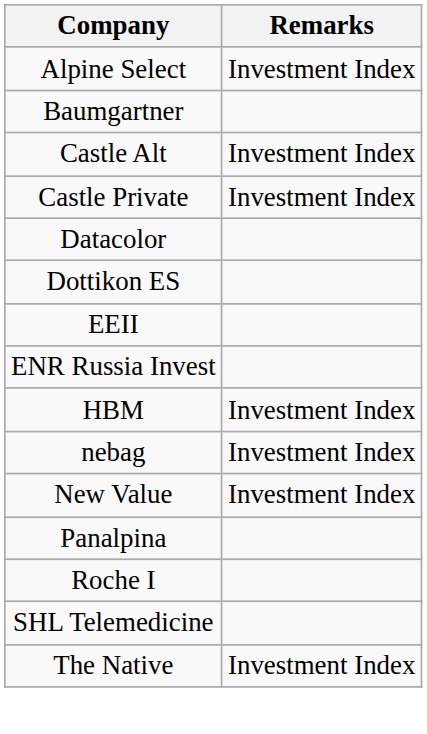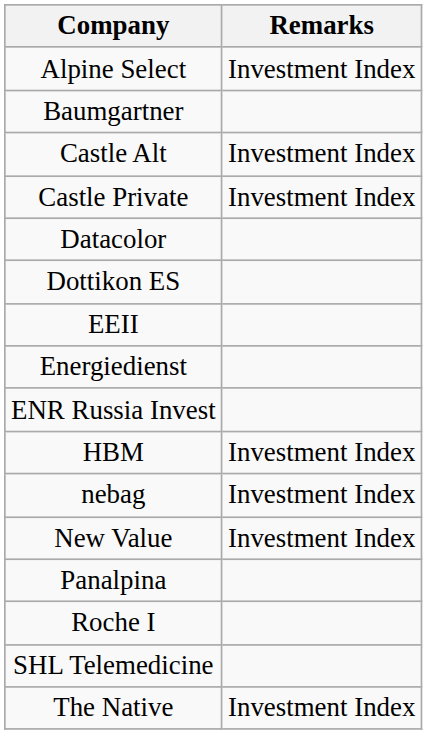+ row: (113, 366)
